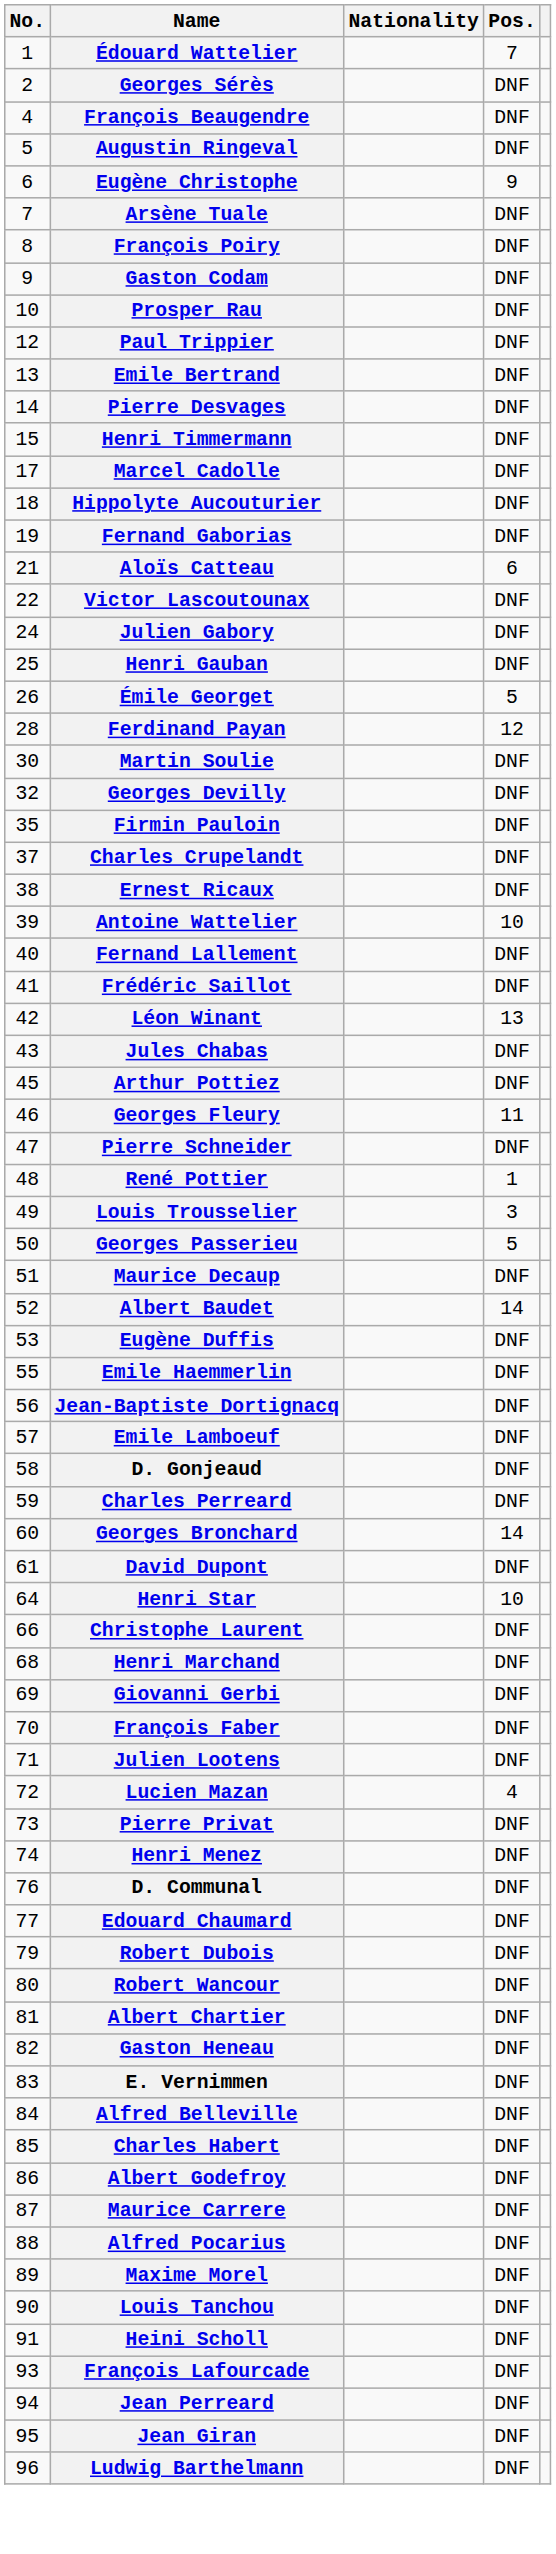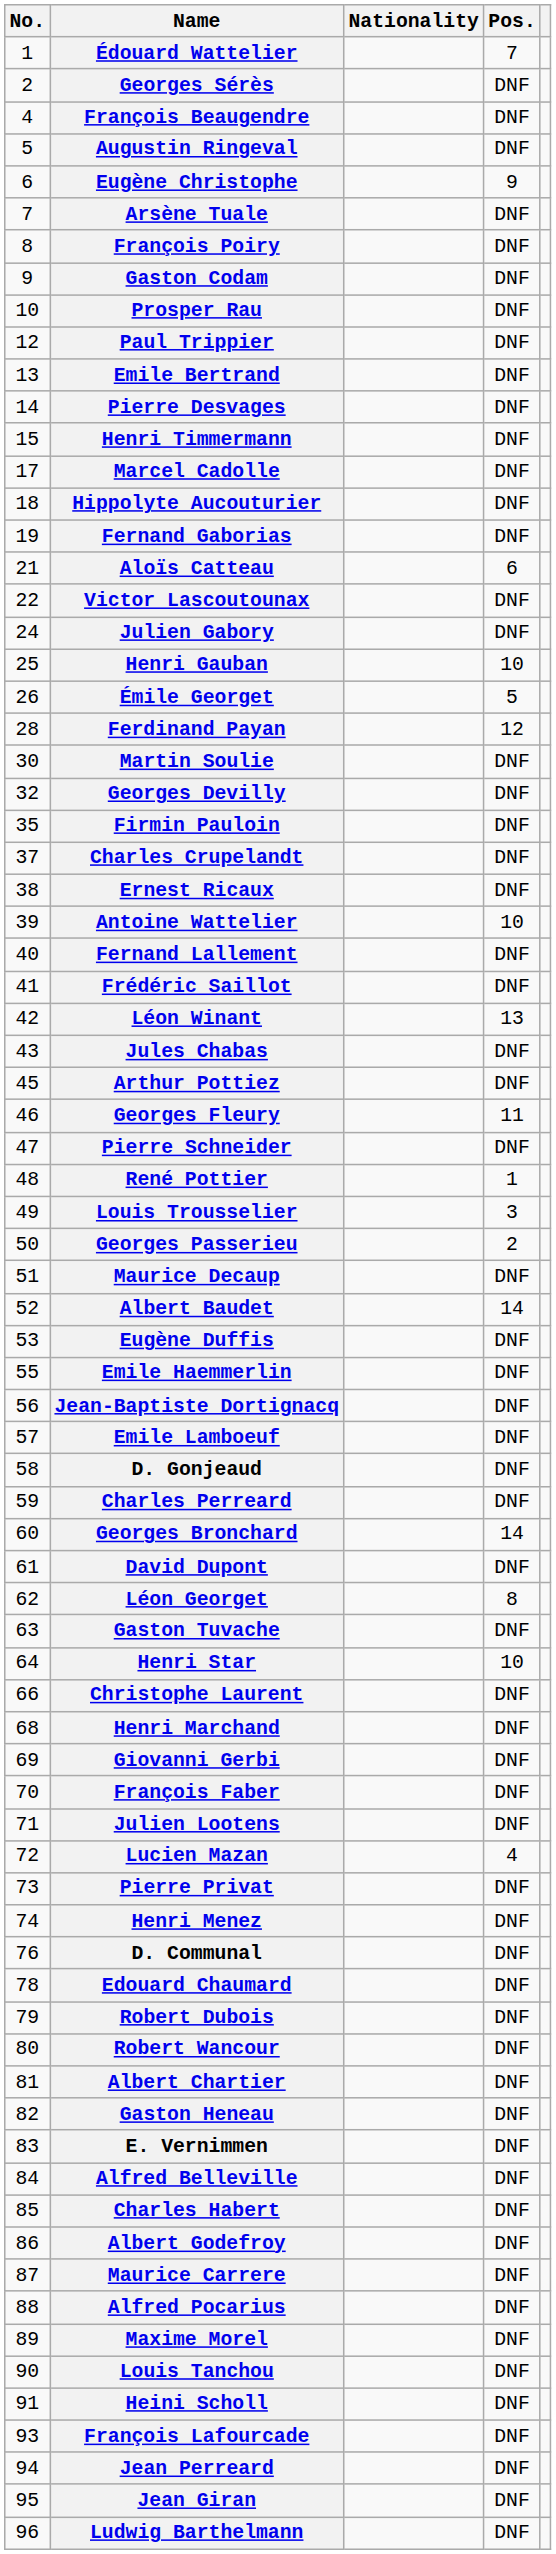(512, 665) DNF -> (512, 665) 10
(512, 1245) 5 -> (512, 1245) 2
+ row: (197, 1599)
+ row: (197, 1631)
(27, 1921) 77 -> (27, 1985) 78
